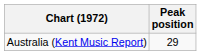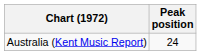(173, 42) 29 -> (173, 42) 24
